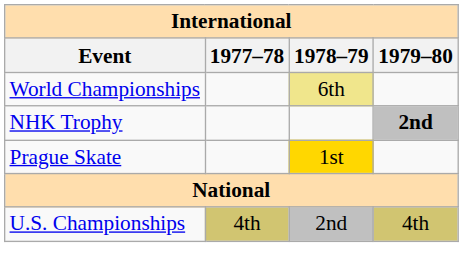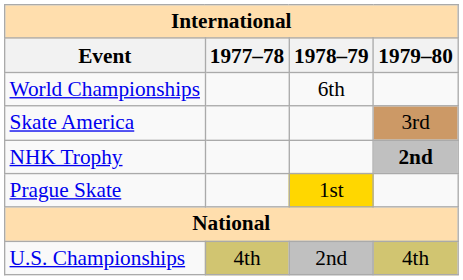(331, 88) khaki background -> (331, 88) no background
+ row: (72, 122)
